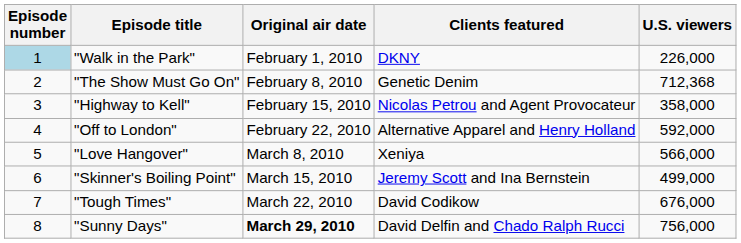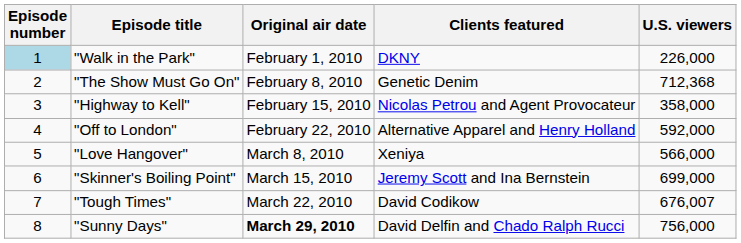(687, 178) 499,000 -> (687, 178) 699,000
(687, 202) 676,000 -> (687, 202) 676,007
